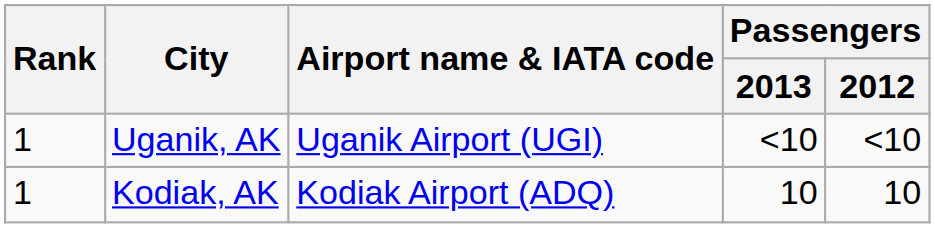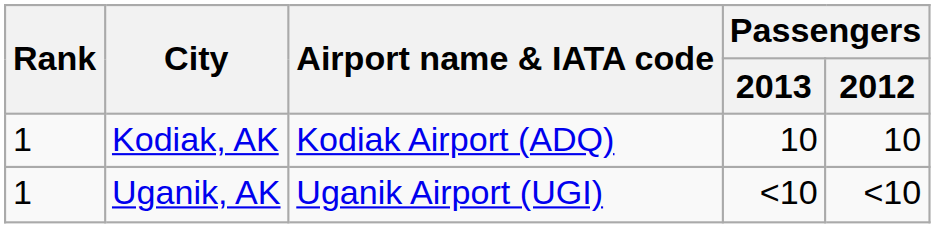rows swapped: (195, 193) <-> (196, 139)
